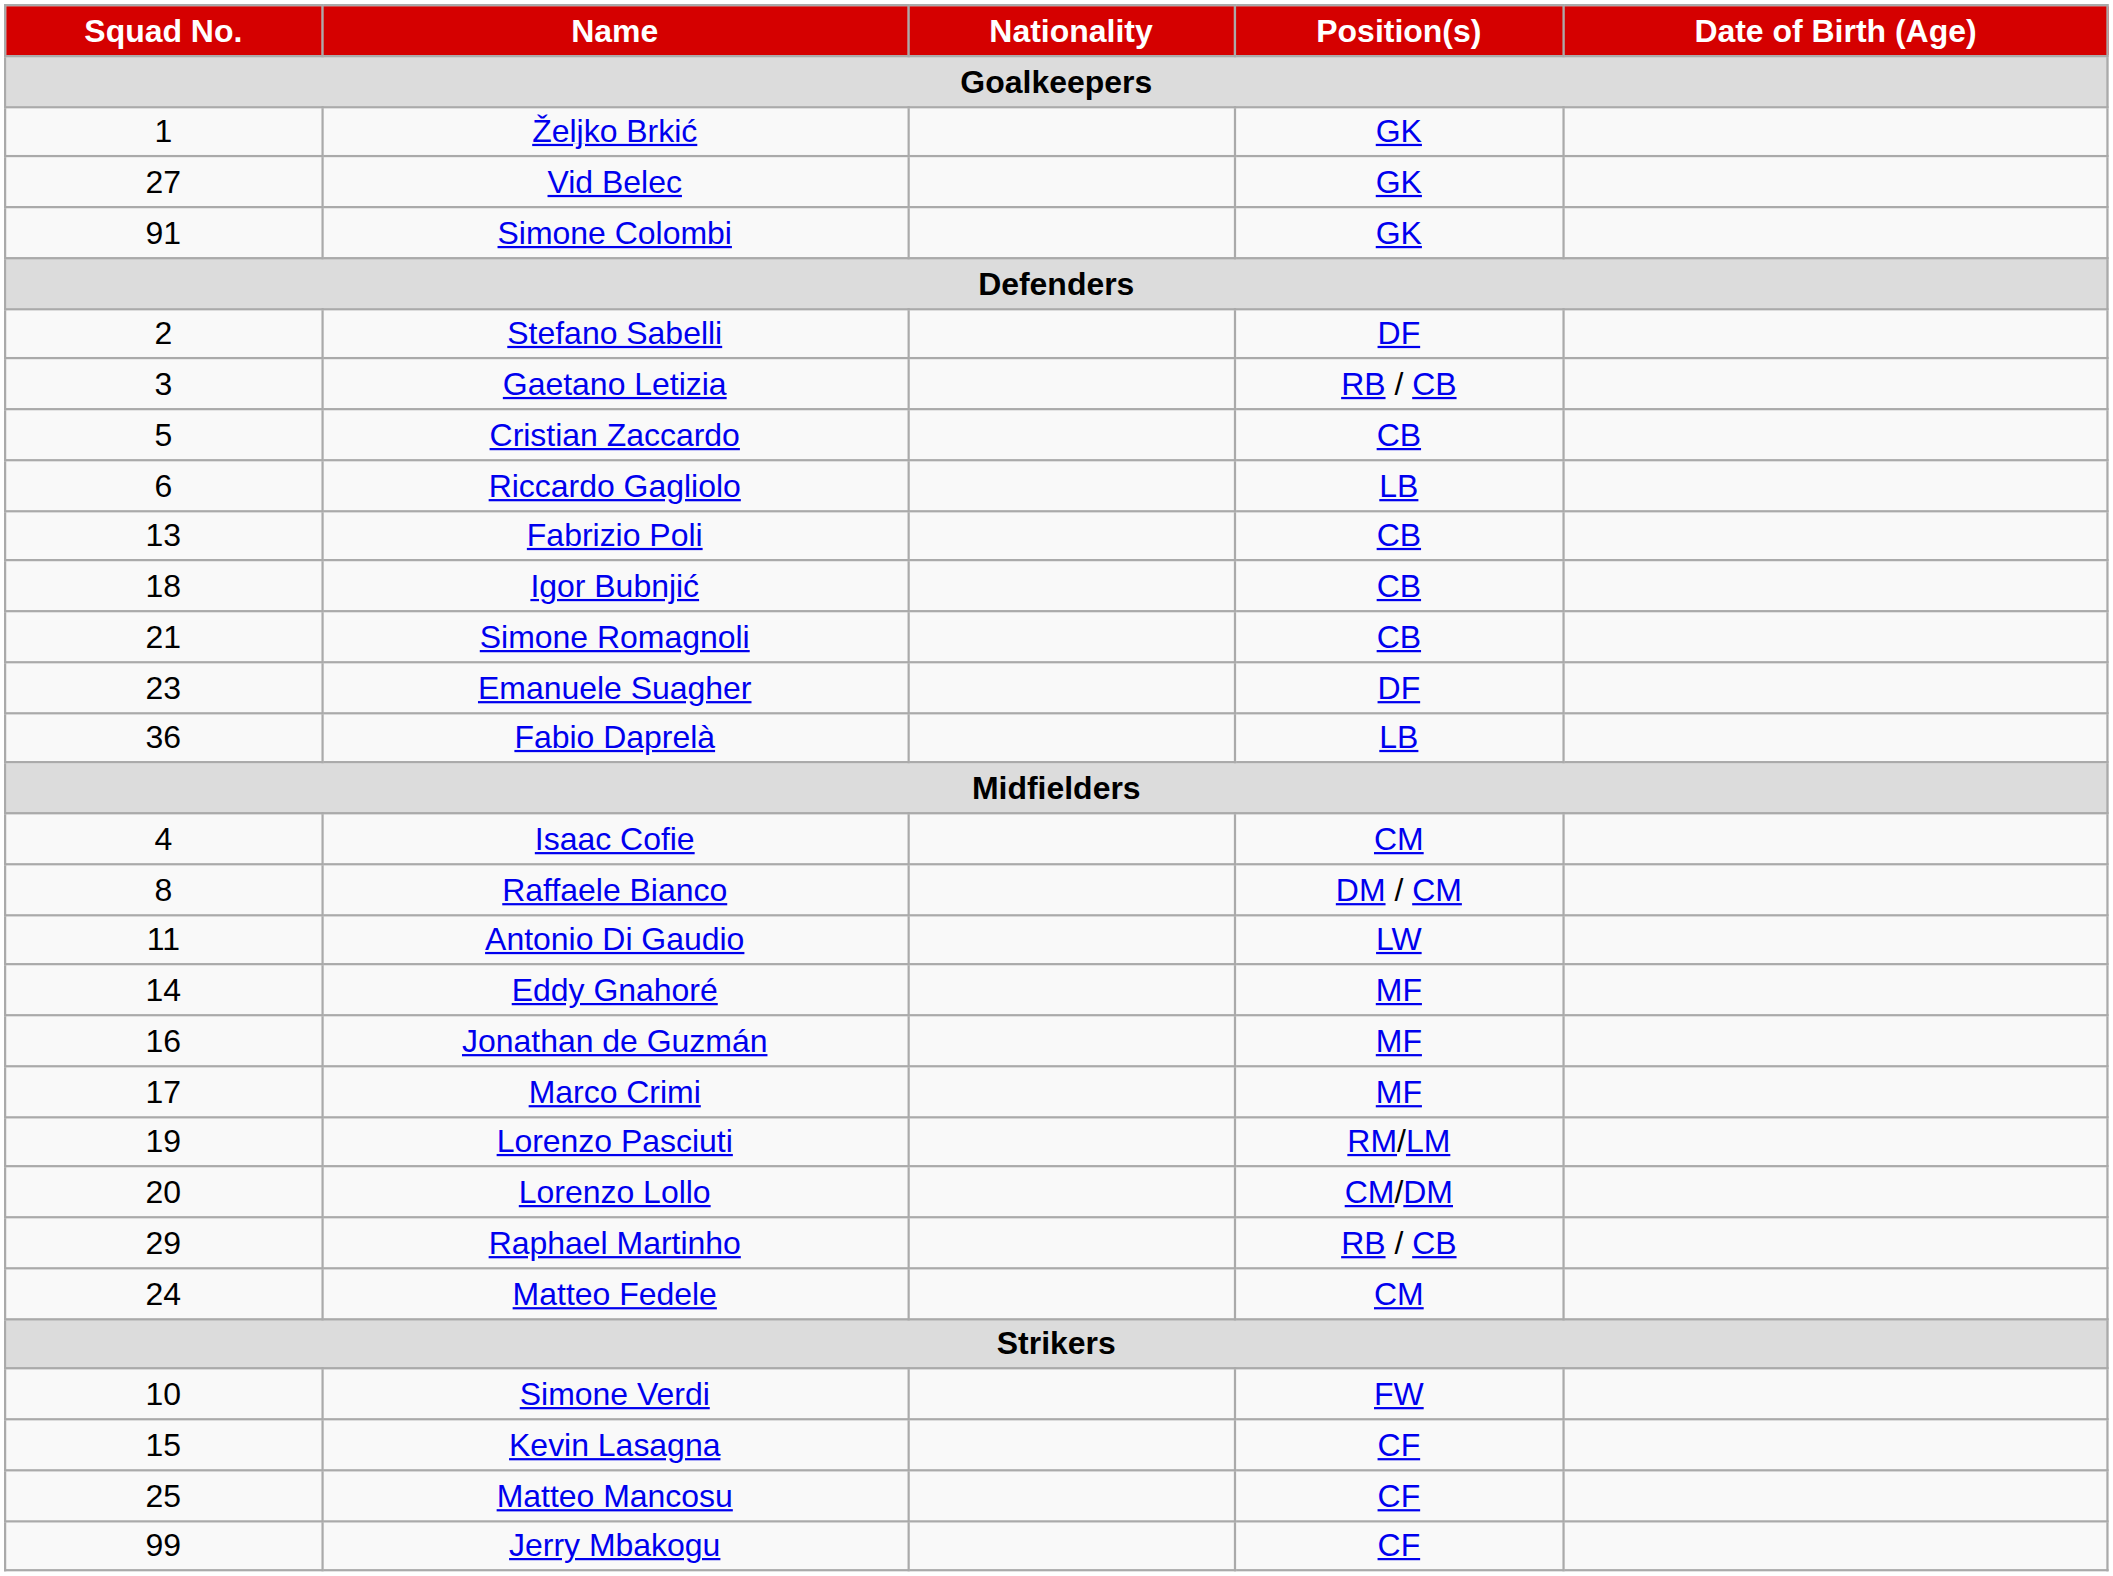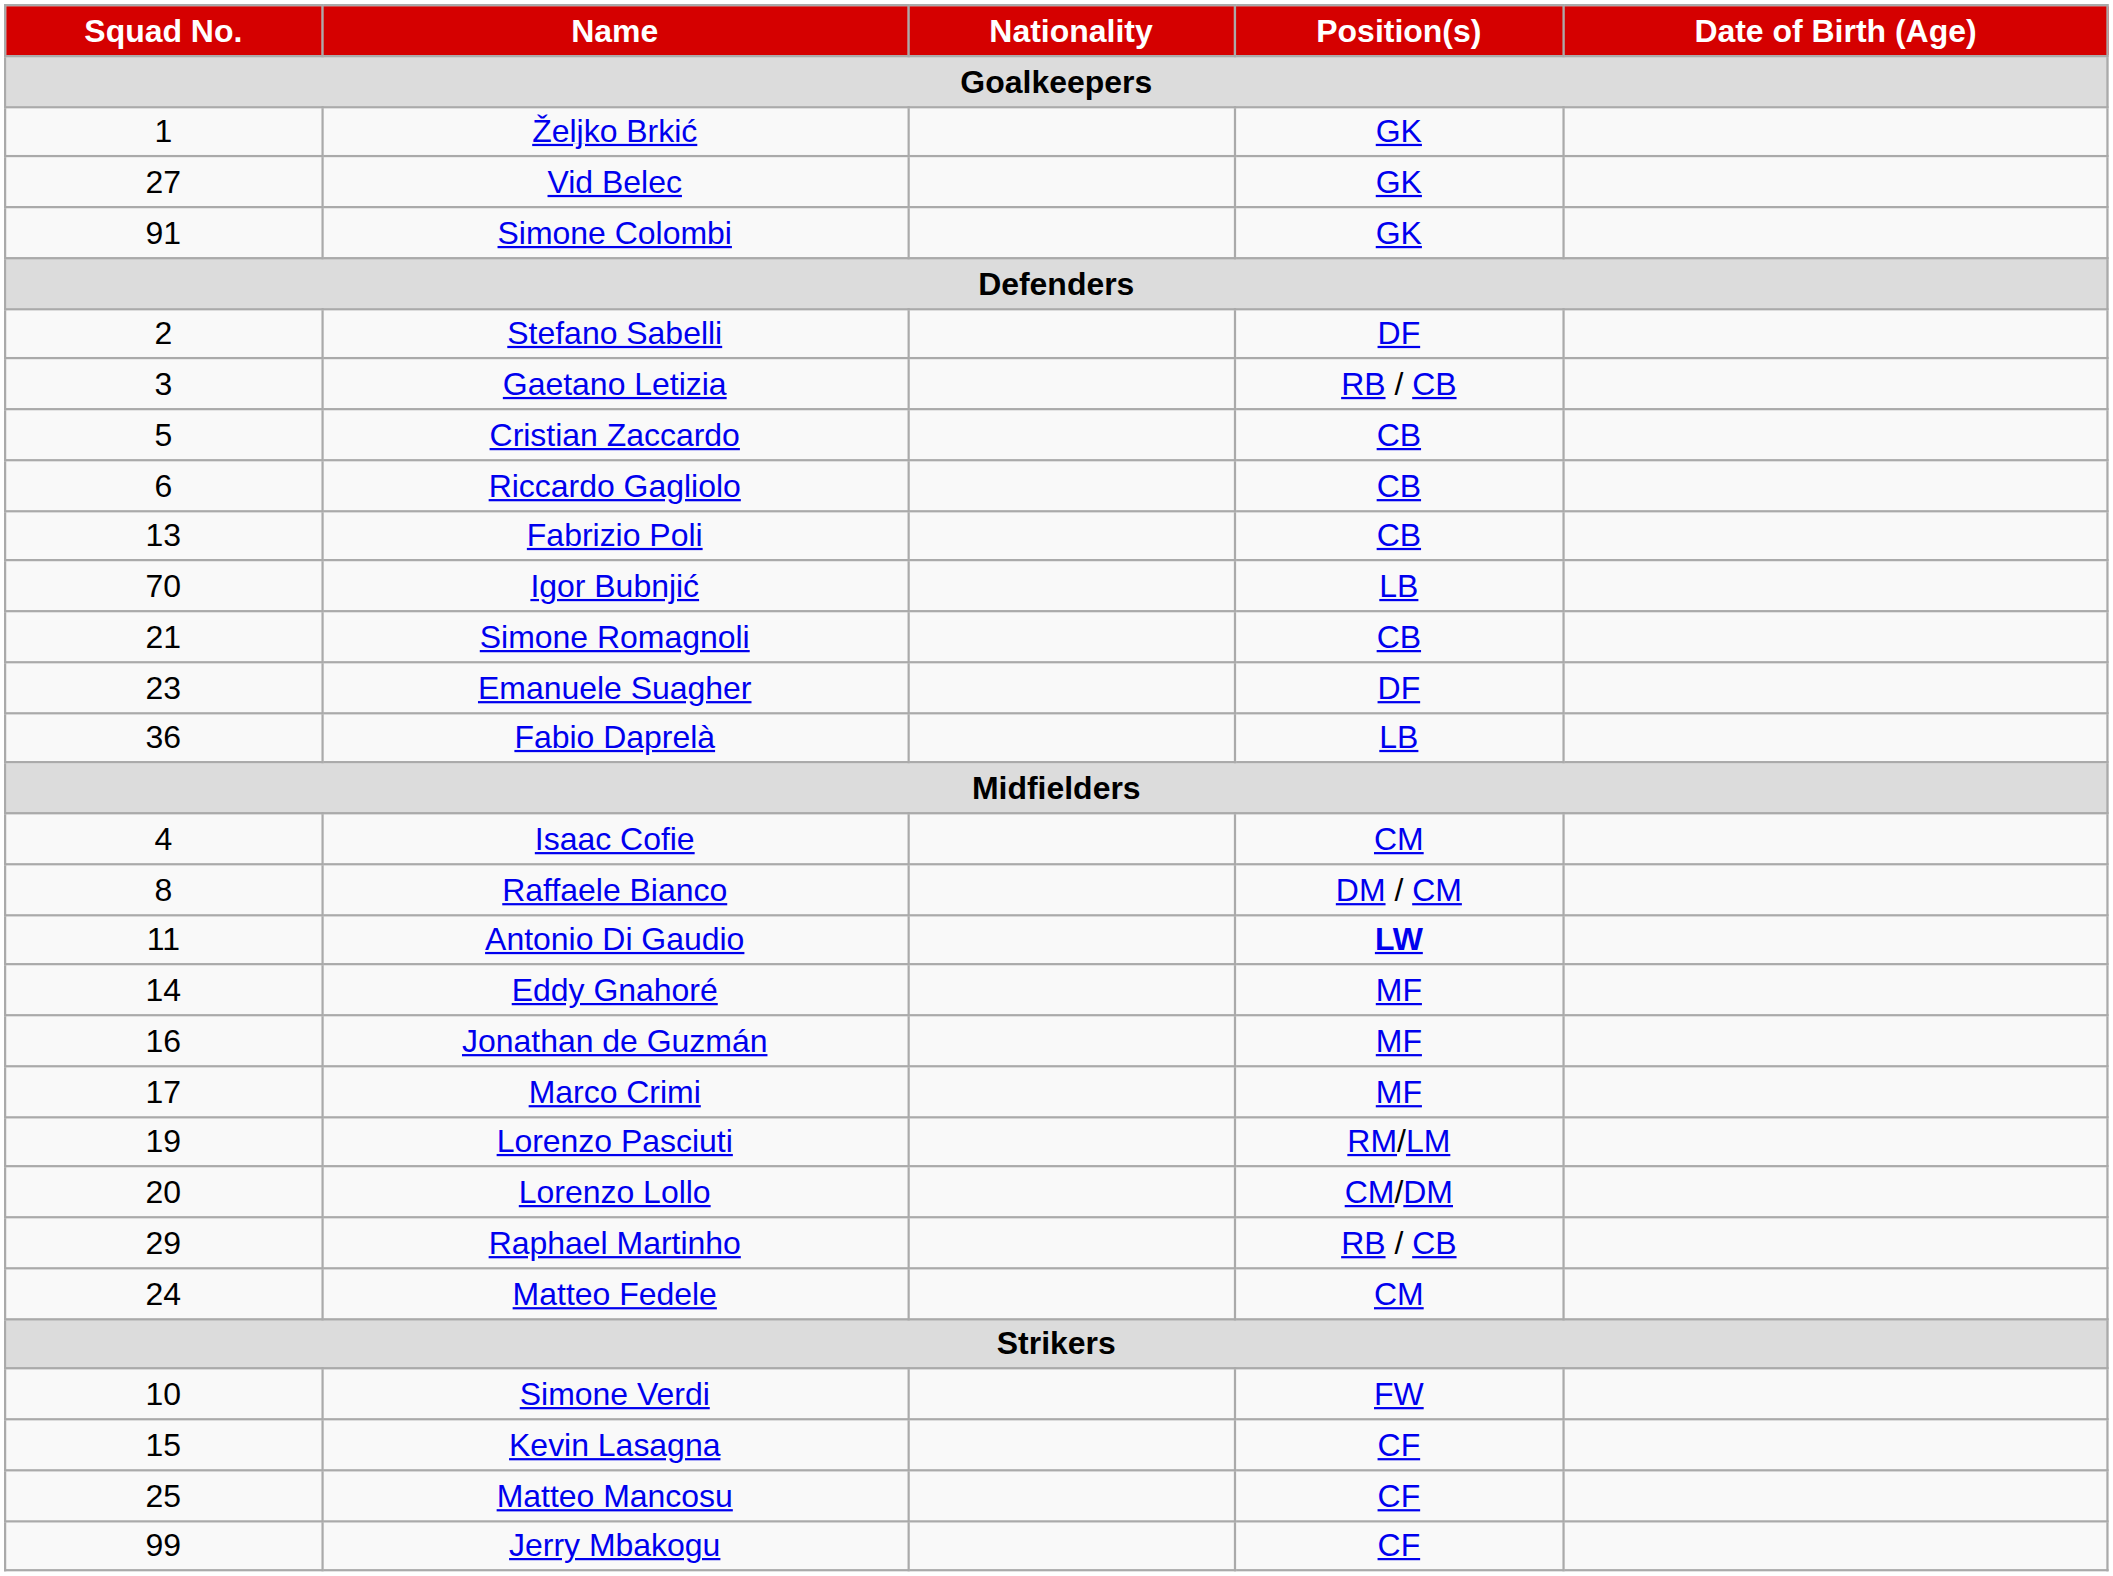(1399, 485) LB -> (1399, 485) CB
(163, 586) 18 -> (163, 586) 70
(1399, 586) CB -> (1399, 586) LB
(1399, 940) normal -> (1399, 940) bold
